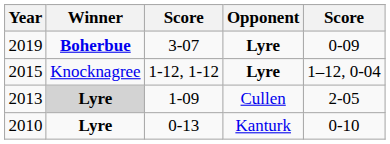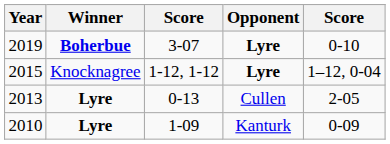(344, 44) 0-09 -> (344, 44) 0-10
(95, 98) lightgrey background -> (95, 98) no background
(184, 98) 1-09 -> (184, 98) 0-13
(184, 125) 0-13 -> (184, 125) 1-09
(344, 125) 0-10 -> (344, 125) 0-09
